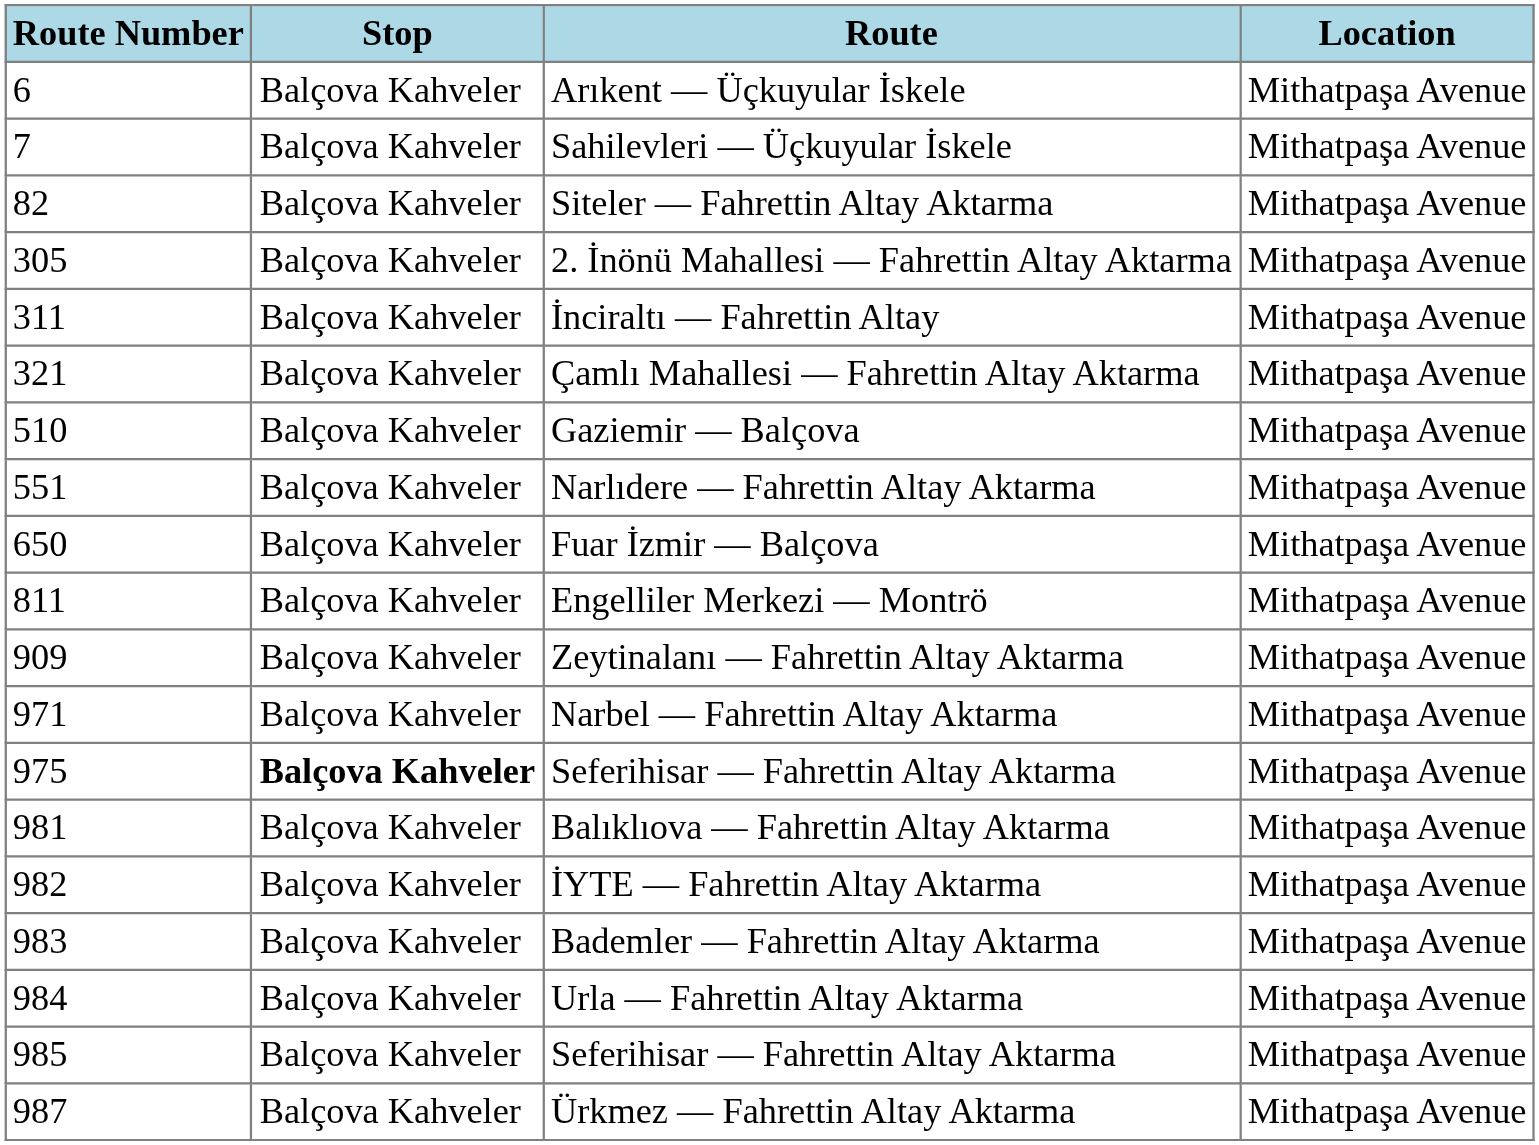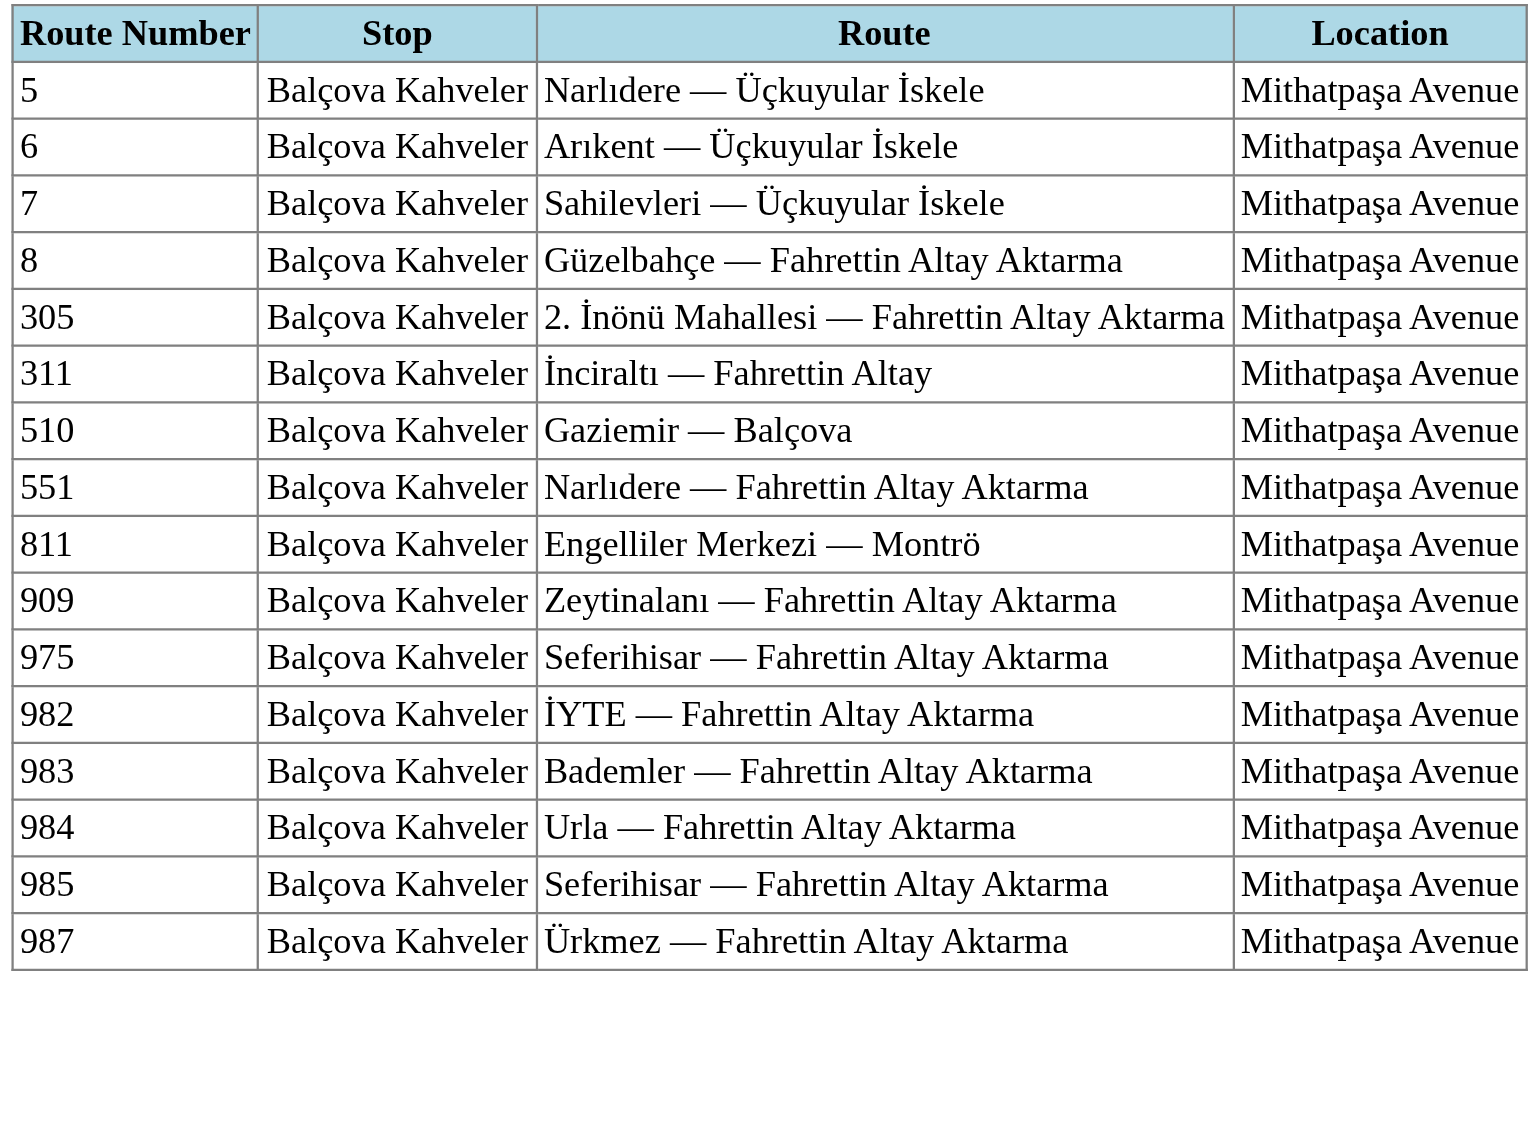+ row: (29, 89)
+ row: (29, 259)
- row: (31, 203)
- row: (40, 373)
- row: (40, 543)
- row: (40, 713)
(397, 770) bold -> (397, 657) normal
- row: (40, 827)
